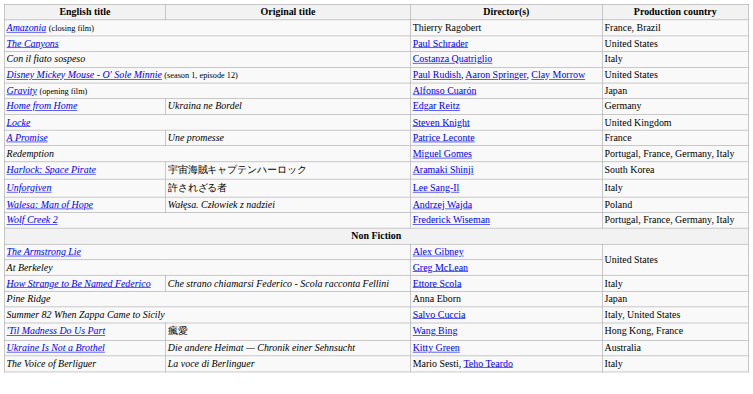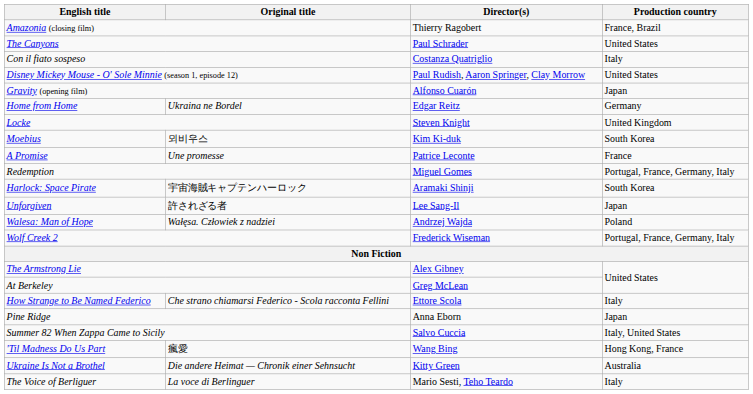+ row: (24, 139)
(614, 188) Italy -> (616, 205) Japan
